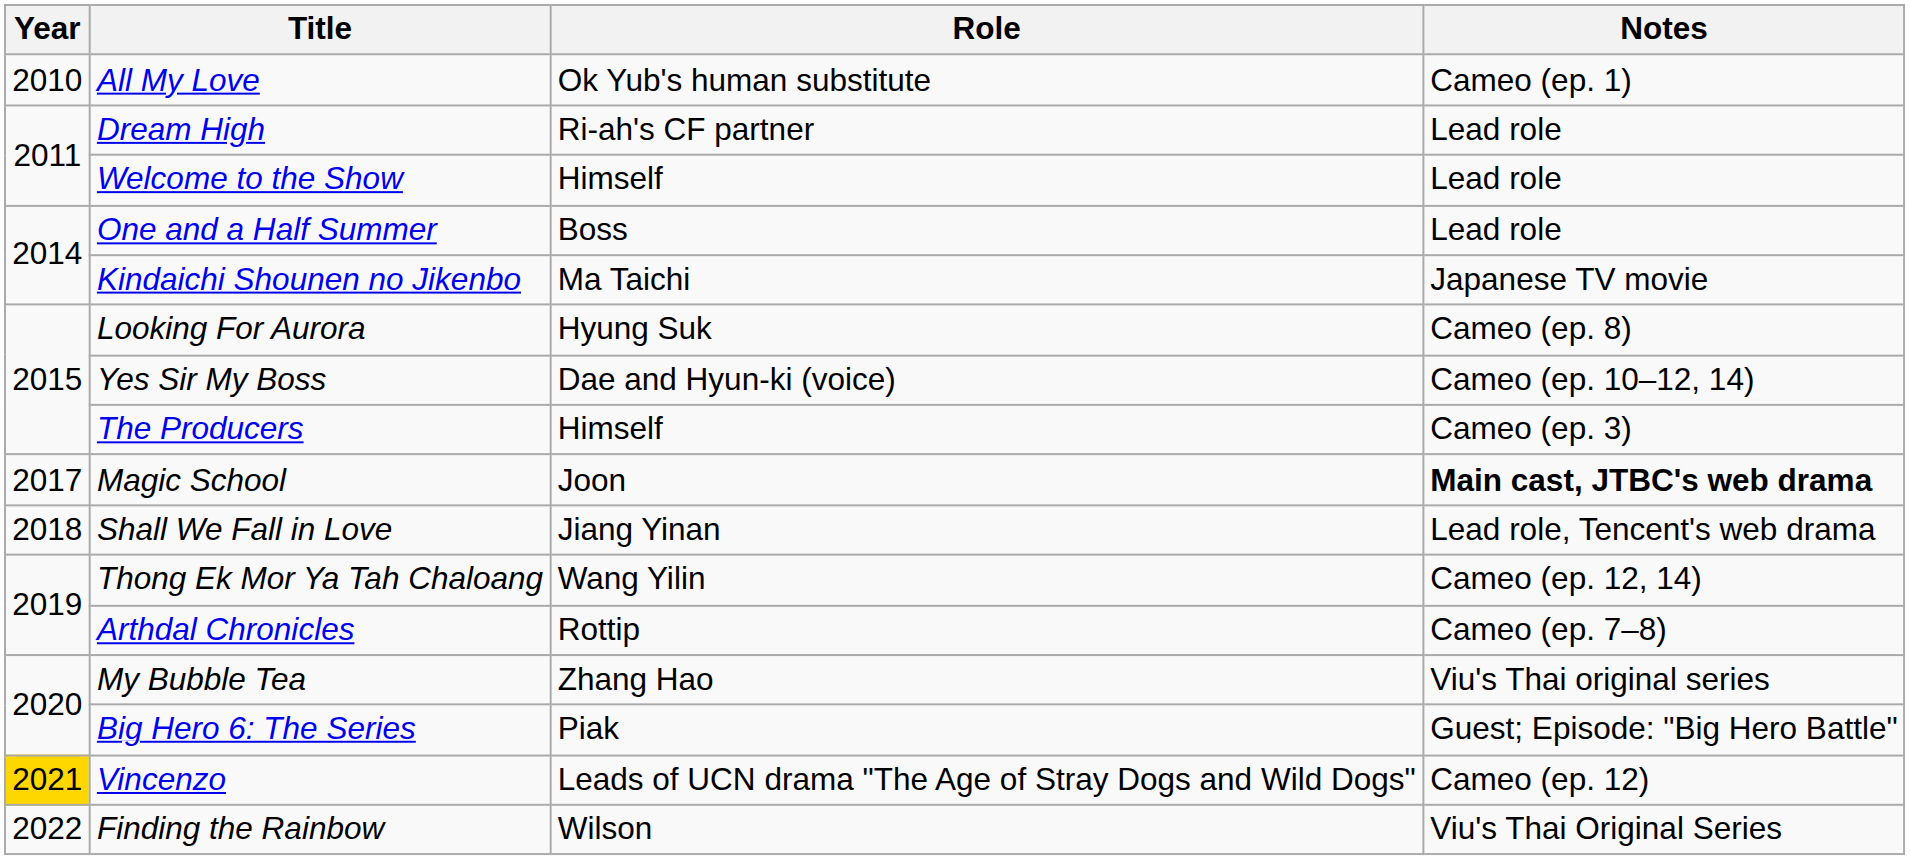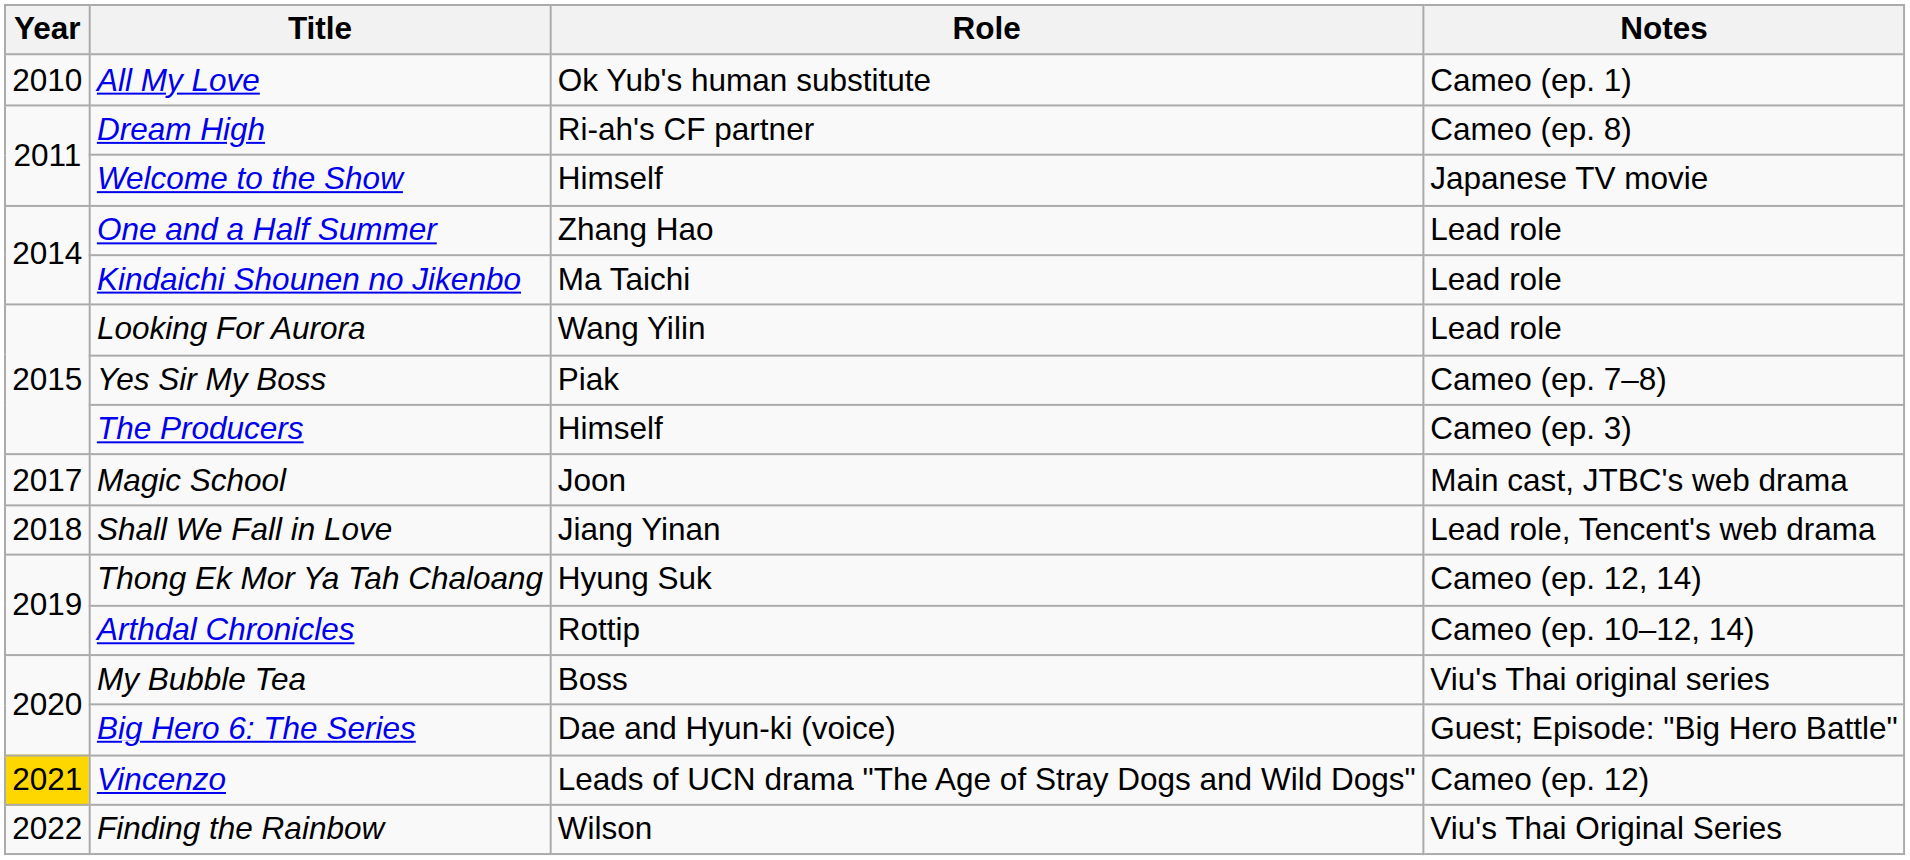(1496, 129) Lead role -> (1531, 129) Cameo (ep. 8)
(1496, 179) Lead role -> (1569, 179) Japanese TV movie
(593, 229) Boss -> (636, 229) Zhang Hao
(1569, 279) Japanese TV movie -> (1496, 279) Lead role
(635, 329) Hyung Suk -> (632, 329) Wang Yilin
(1531, 329) Cameo (ep. 8) -> (1496, 329) Lead role
(727, 379) Dae and Hyun-ki (voice) -> (588, 379) Piak
(1592, 379) Cameo (ep. 10–12, 14) -> (1549, 379) Cameo (ep. 7–8)
(1651, 479) bold -> (1639, 479) normal
(632, 579) Wang Yilin -> (635, 579) Hyung Suk
(1549, 629) Cameo (ep. 7–8) -> (1592, 629) Cameo (ep. 10–12, 14)
(636, 679) Zhang Hao -> (593, 679) Boss
(588, 729) Piak -> (727, 729) Dae and Hyun-ki (voice)
